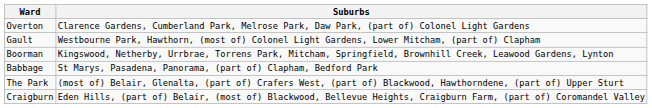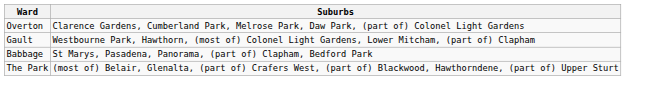- row: (25, 54)
- row: (30, 97)
